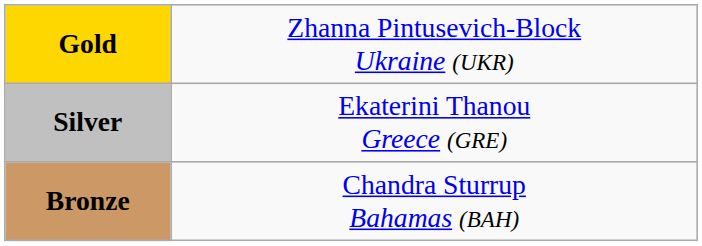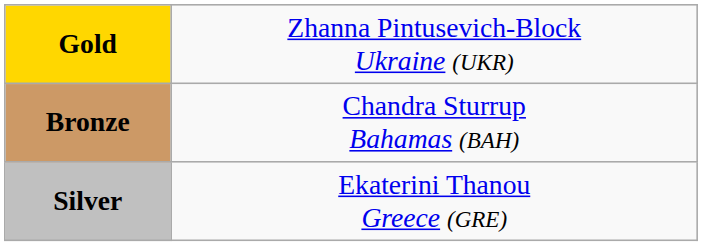rows swapped: (88, 121) <-> (88, 200)
